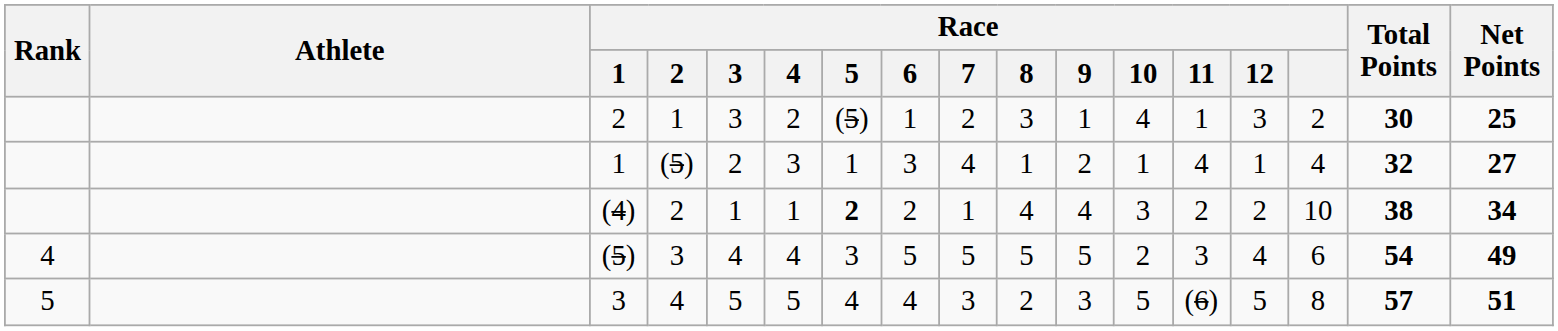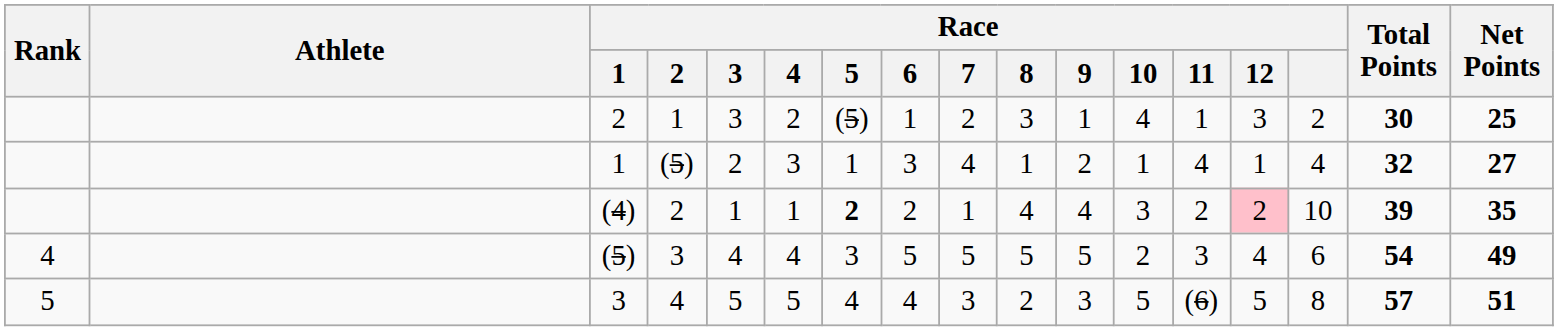(1260, 210) no background -> (1260, 210) pink background
(1399, 210) 38 -> (1399, 210) 39
(1502, 210) 34 -> (1502, 210) 35
